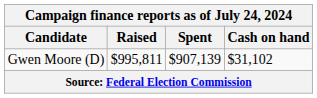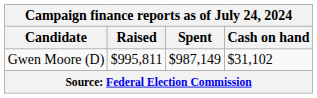(195, 59) $907,139 -> (195, 59) $987,149
